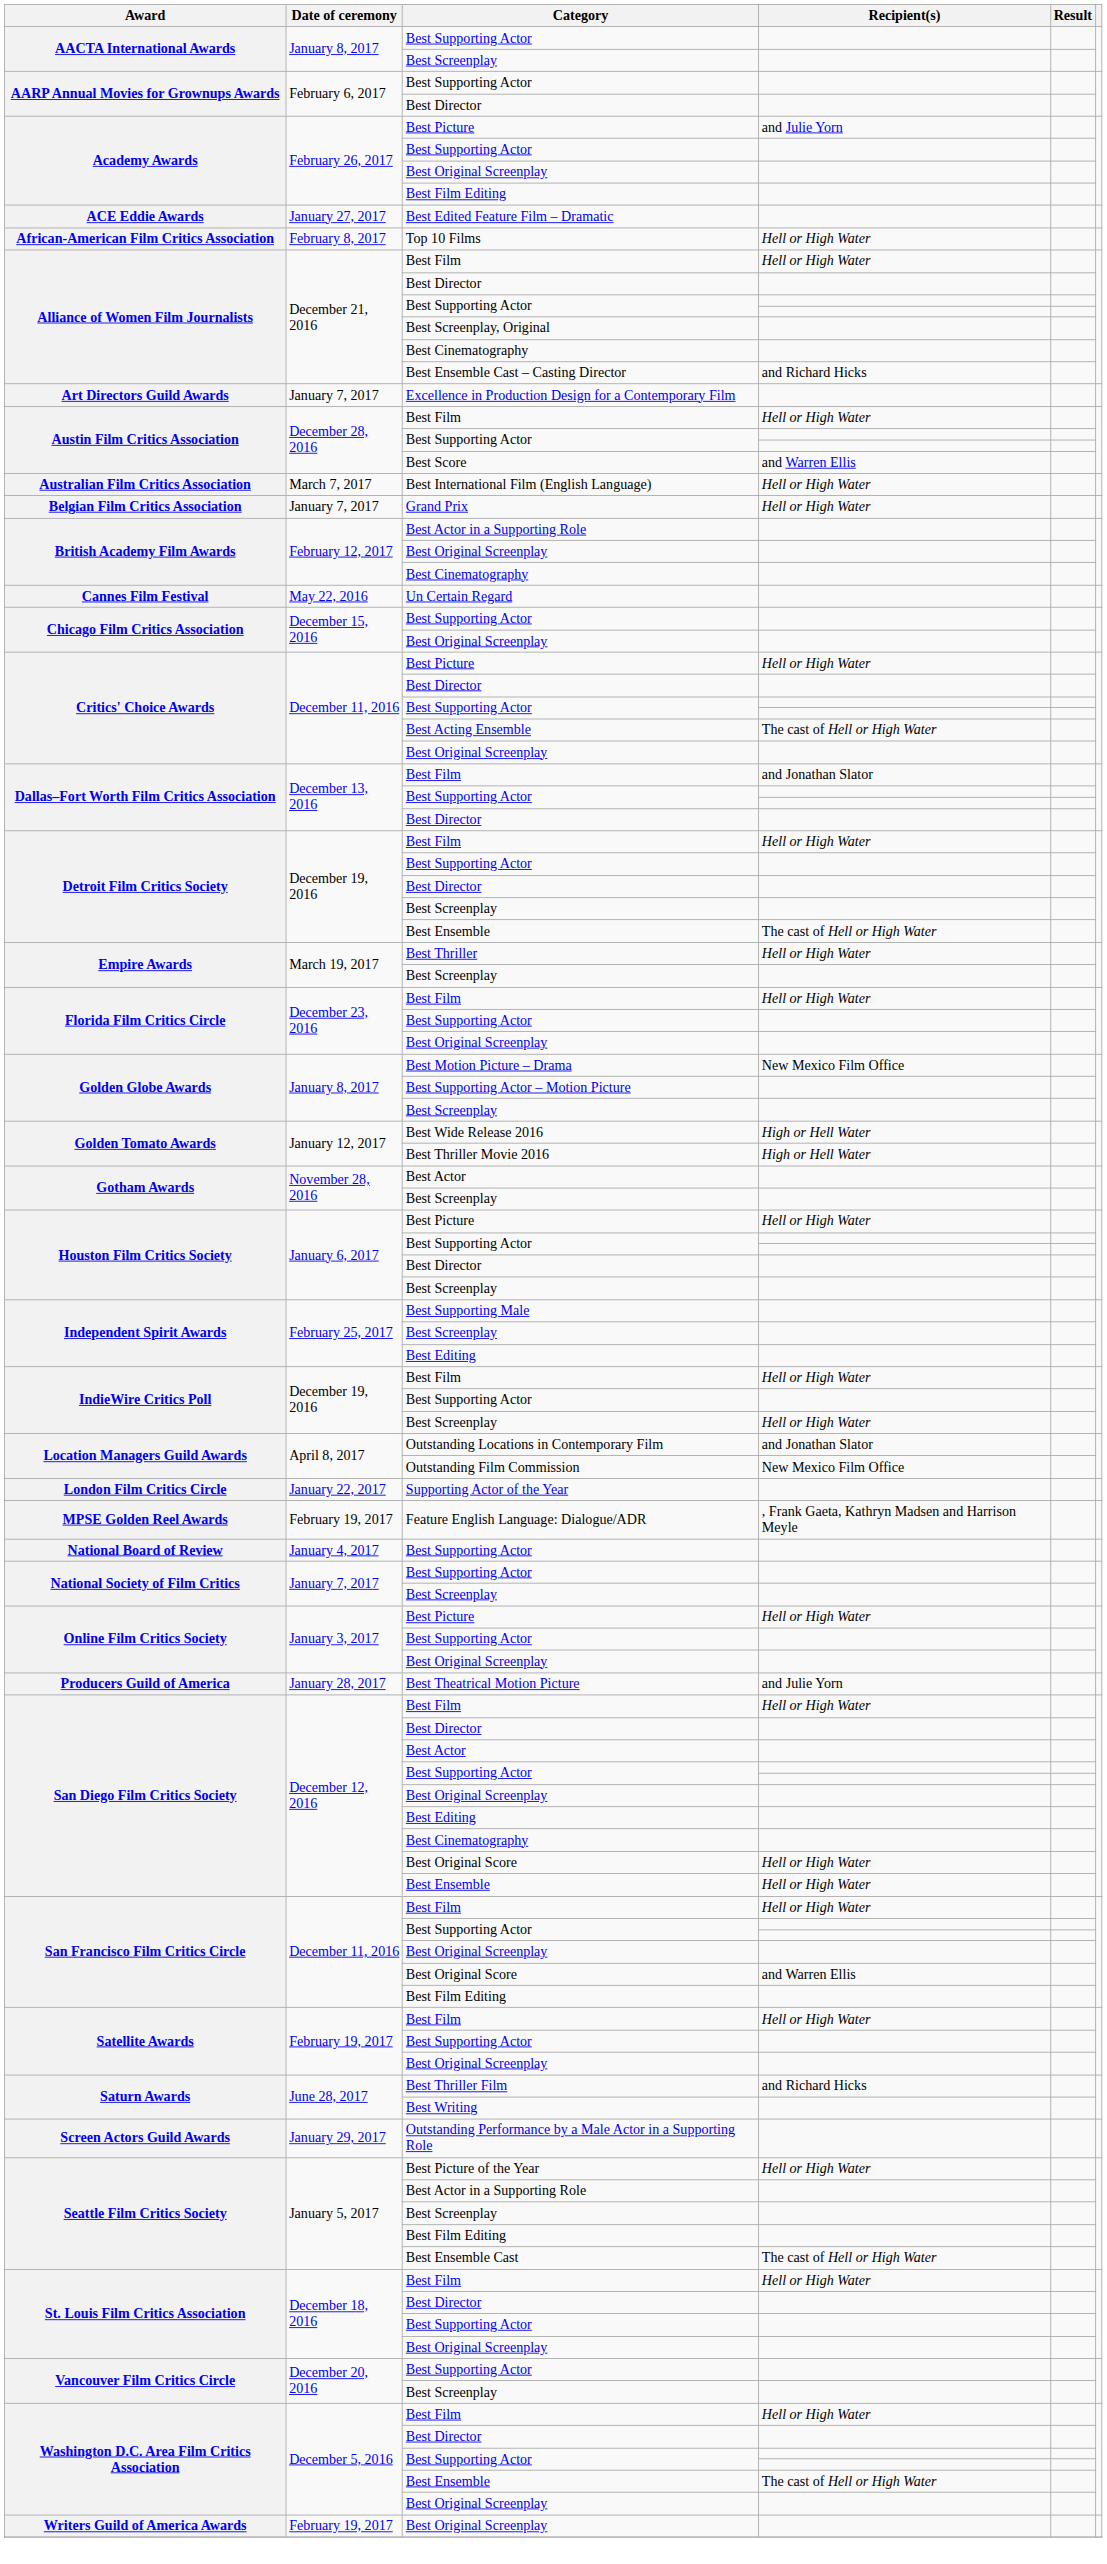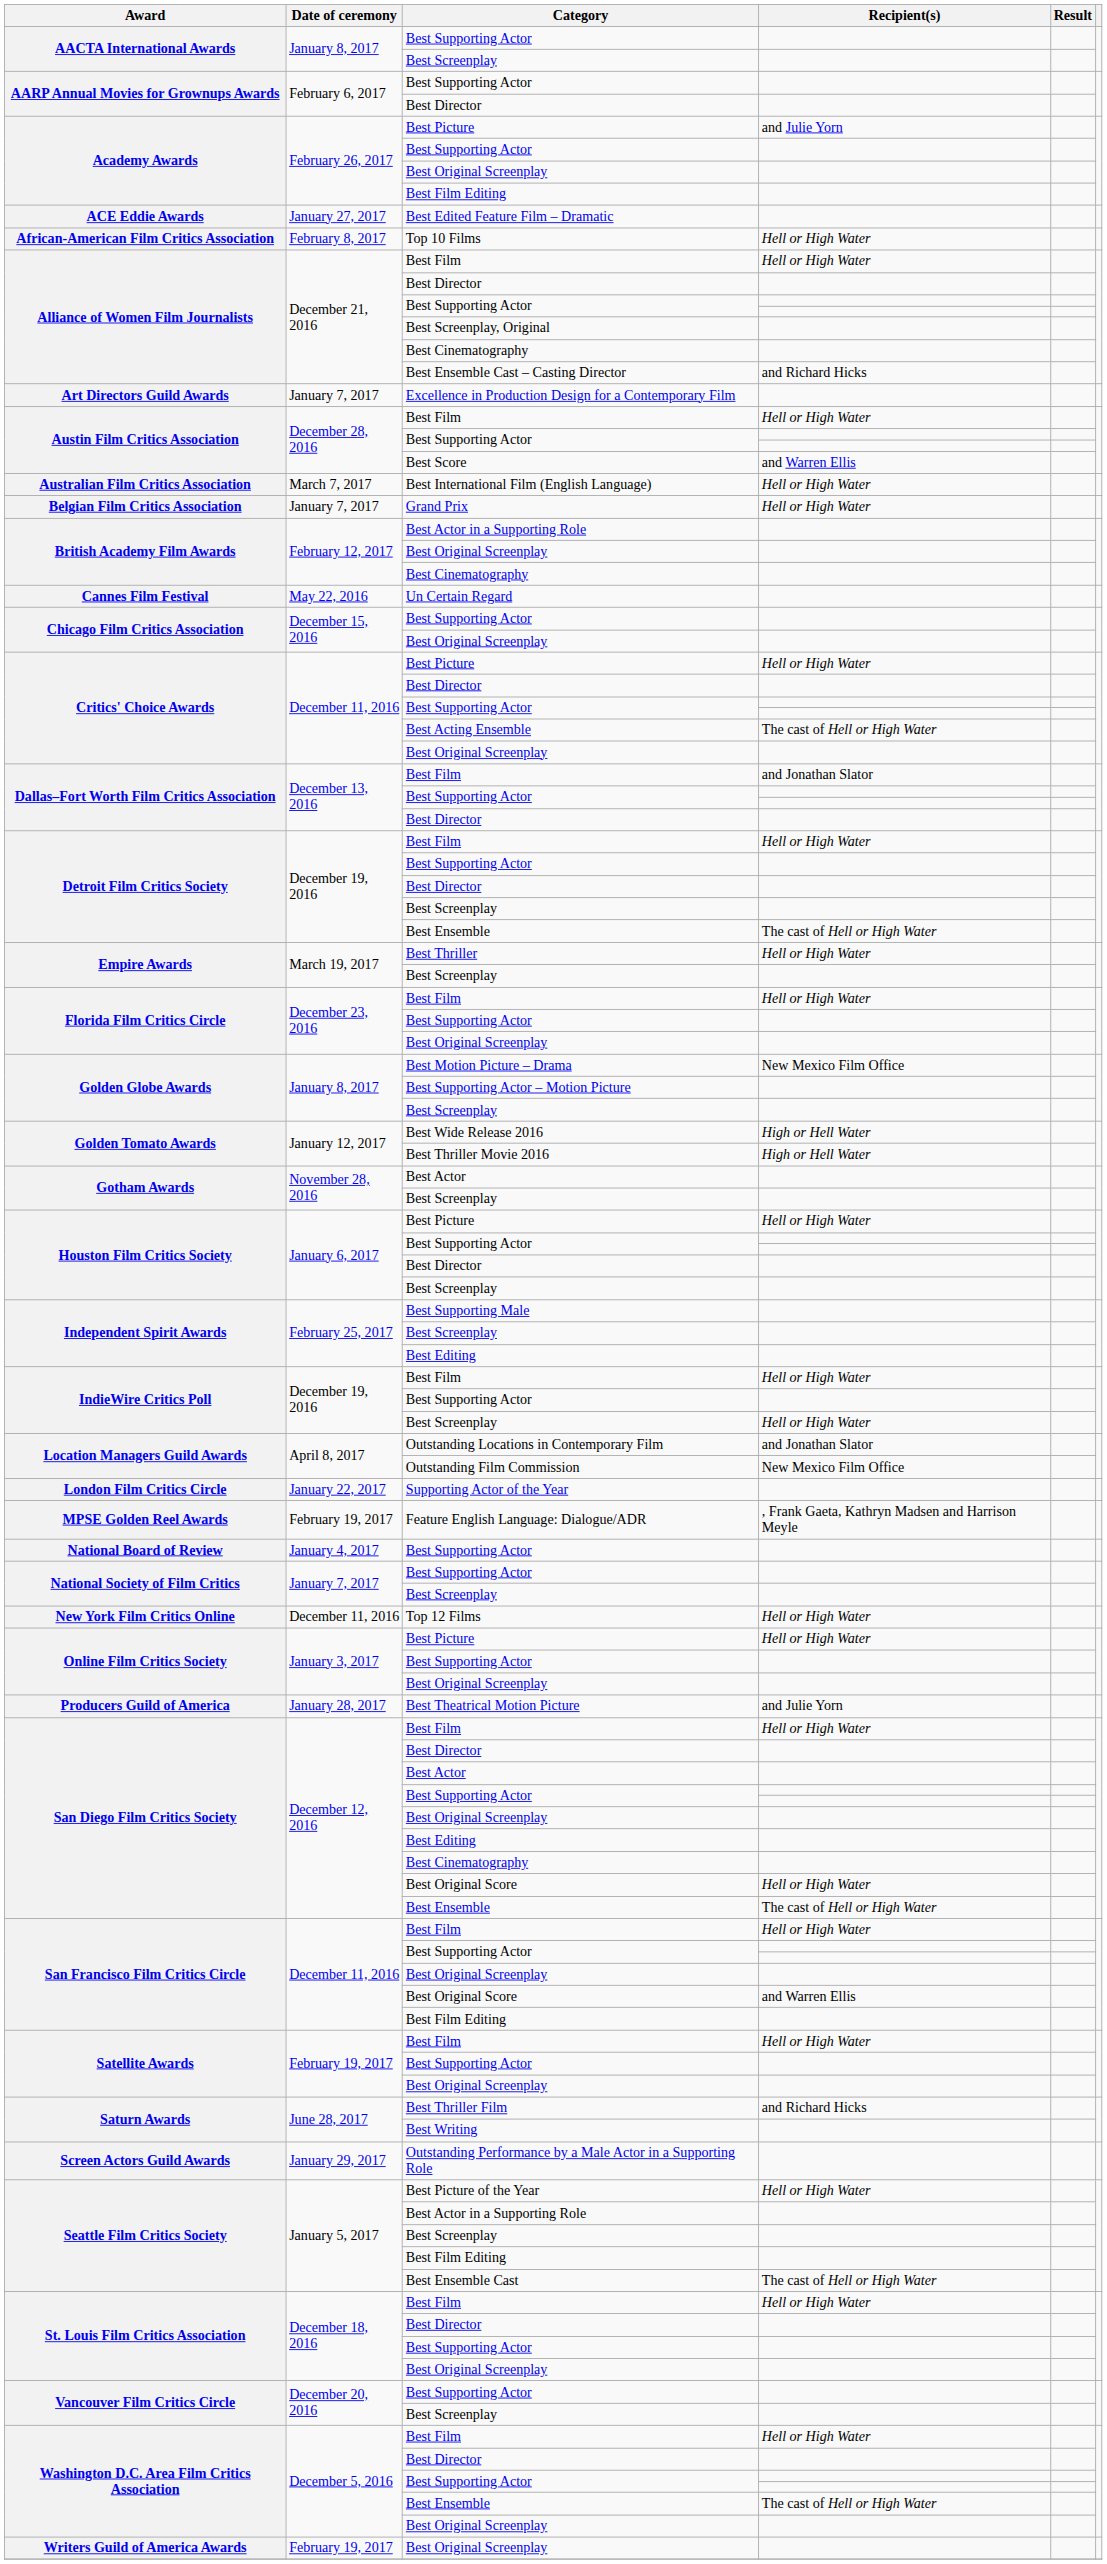+ row: (145, 1616)
(816, 1884) Hell or High Water -> (849, 1907) The cast of Hell or High Water
